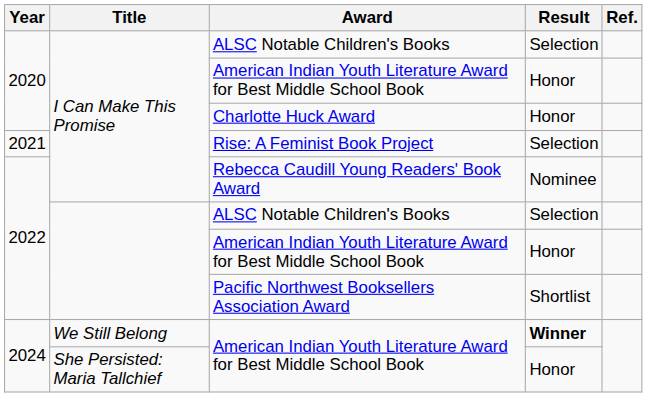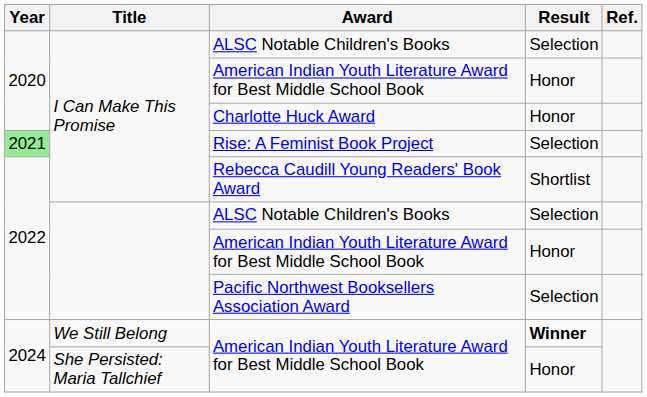(27, 143) no background -> (27, 143) lightgreen background
(563, 179) Nominee -> (560, 179) Shortlist
(560, 297) Shortlist -> (564, 297) Selection
